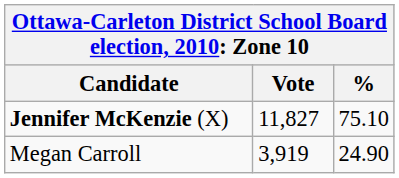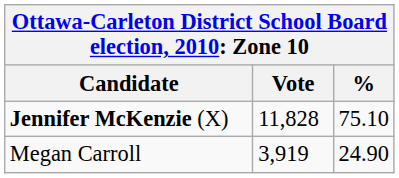(289, 118) 11,827 -> (289, 118) 11,828
